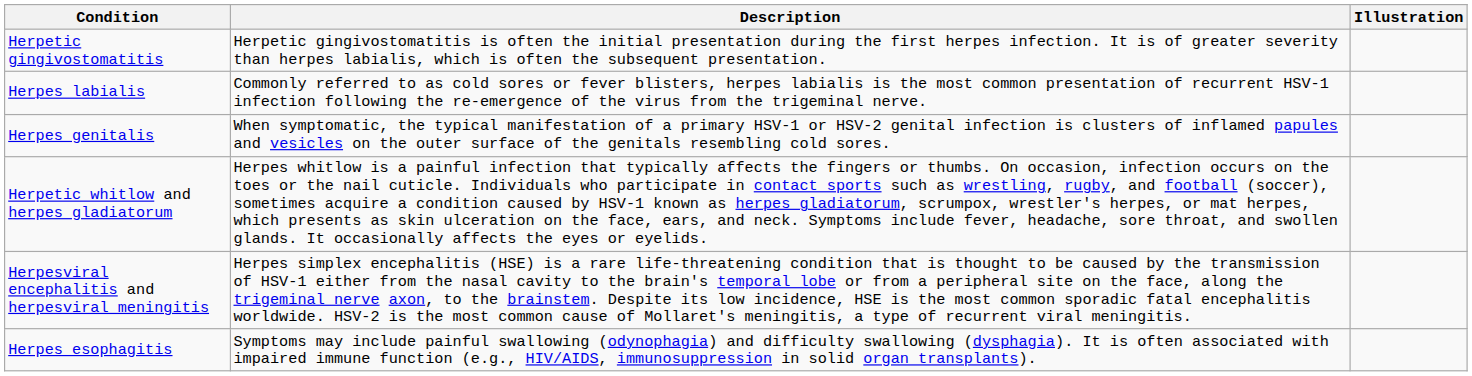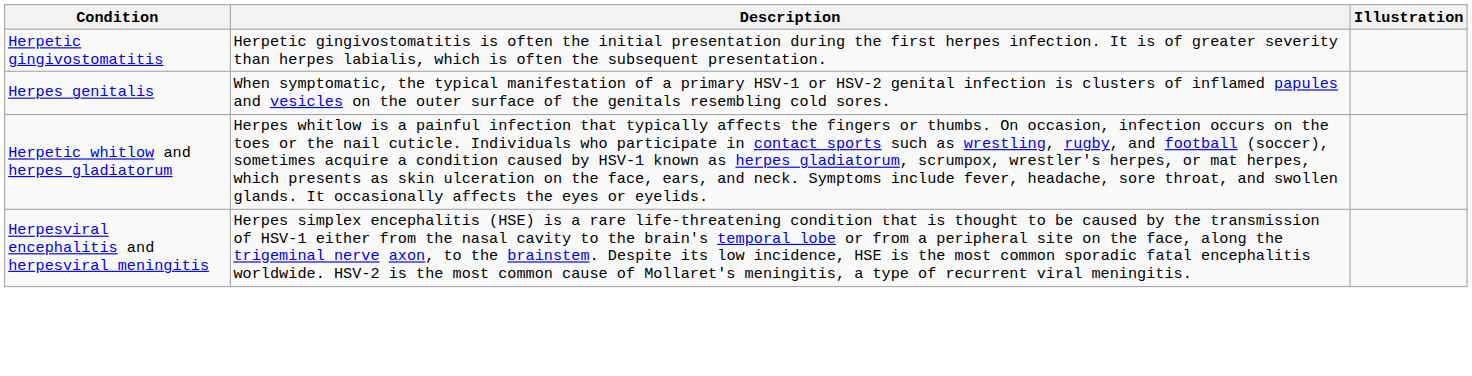- row: (77, 93)
- row: (90, 350)
